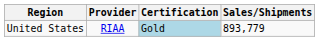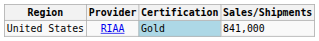(244, 29) 893,779 -> (244, 29) 841,000
